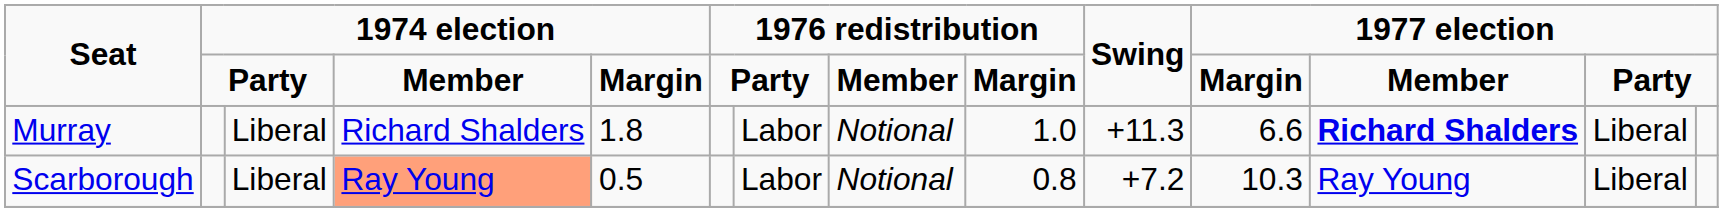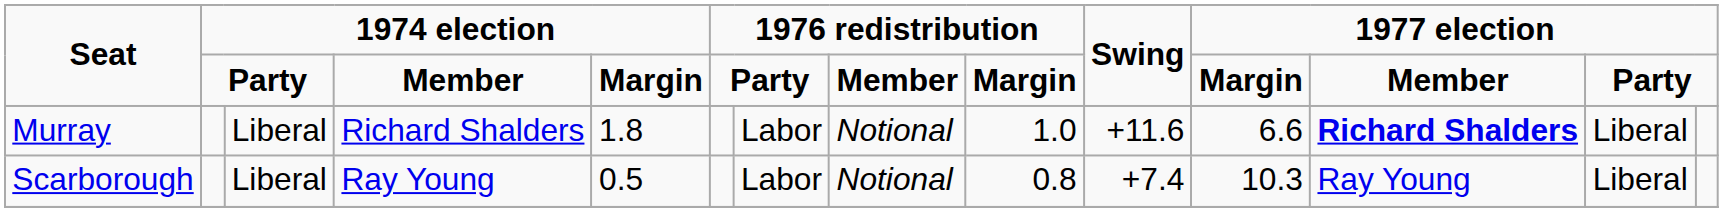(1145, 130) +11.3 -> (1145, 130) +11.6
(418, 180) lightsalmon background -> (418, 180) no background
(1153, 180) +7.2 -> (1153, 180) +7.4
